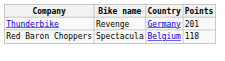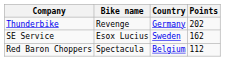(192, 24) 201 -> (197, 24) 202
+ row: (30, 37)
(192, 37) 118 -> (197, 50) 112
